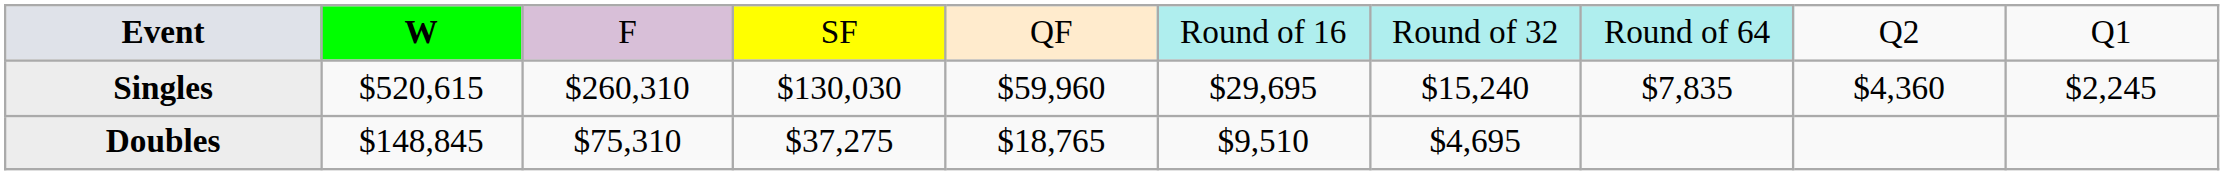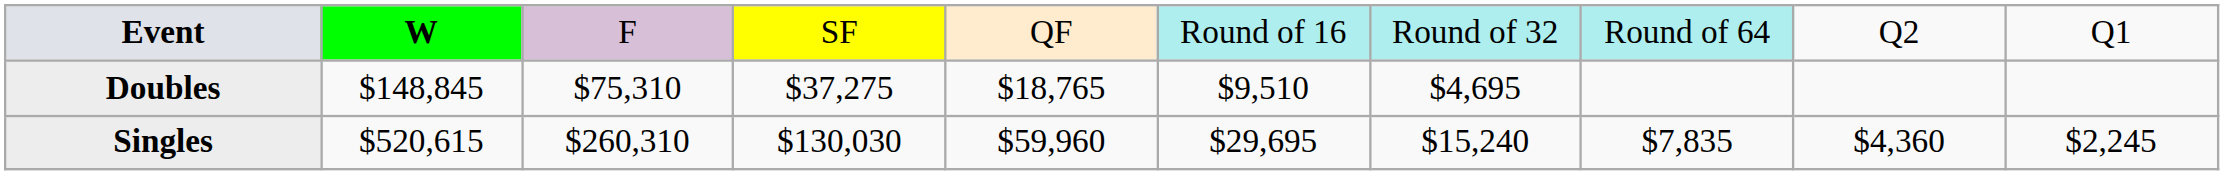rows swapped: (163, 87) <-> (163, 142)
